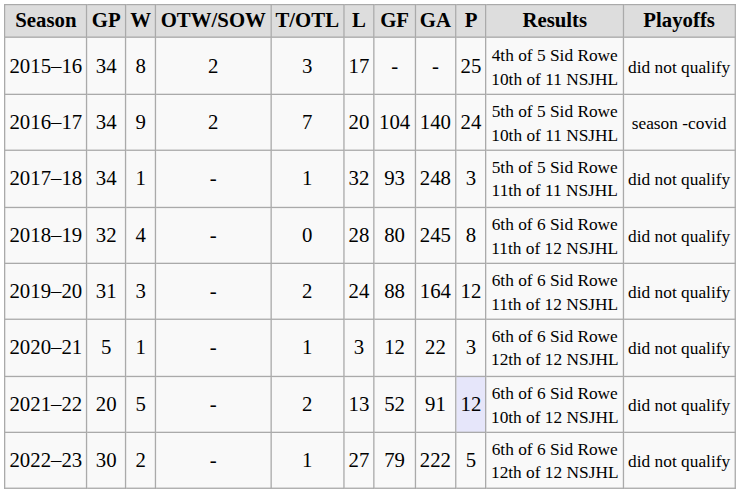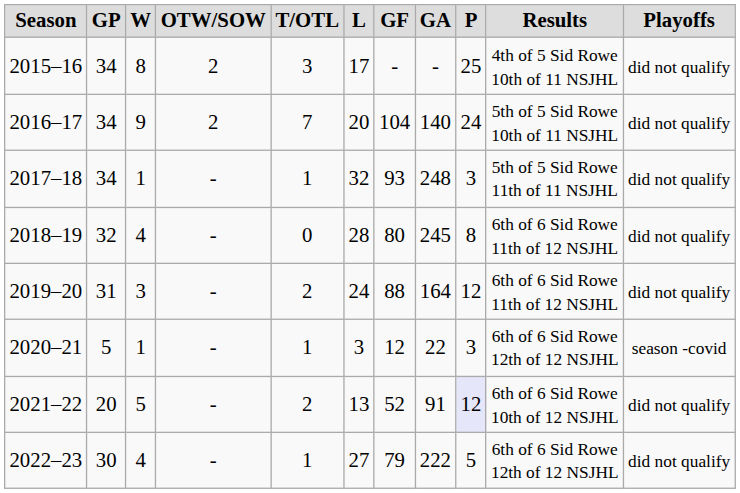(679, 123) season -covid -> (679, 123) did not qualify
(679, 348) did not qualify -> (679, 348) season -covid
(141, 460) 2 -> (141, 460) 4
